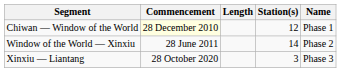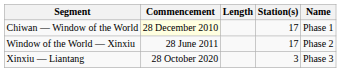(293, 28) 12 -> (293, 28) 17
(293, 43) 14 -> (293, 43) 17
